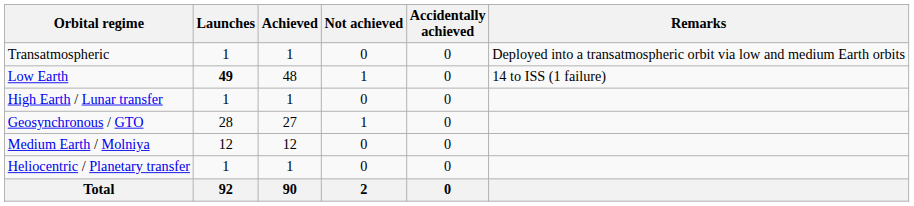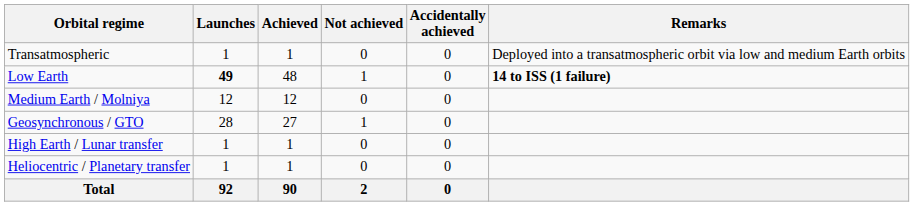(549, 76) normal -> (551, 76) bold
rows swapped: (79, 144) <-> (85, 99)
